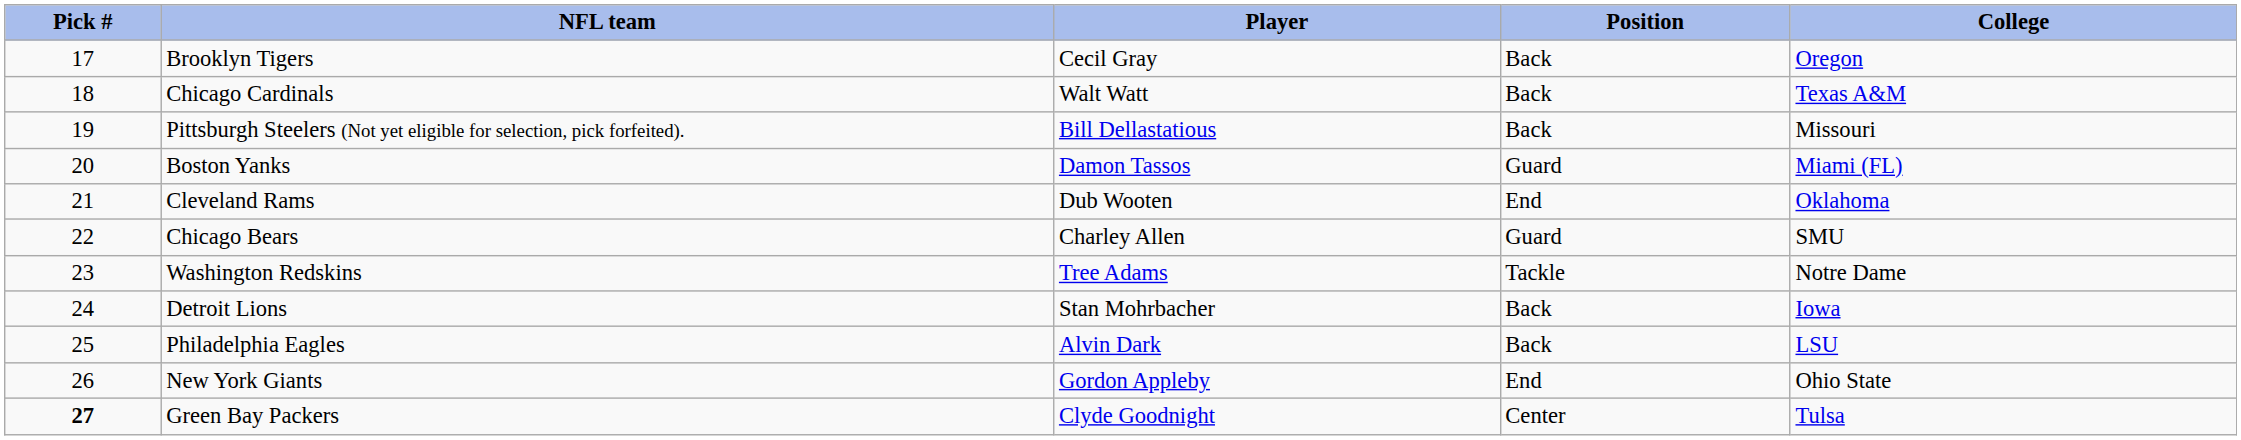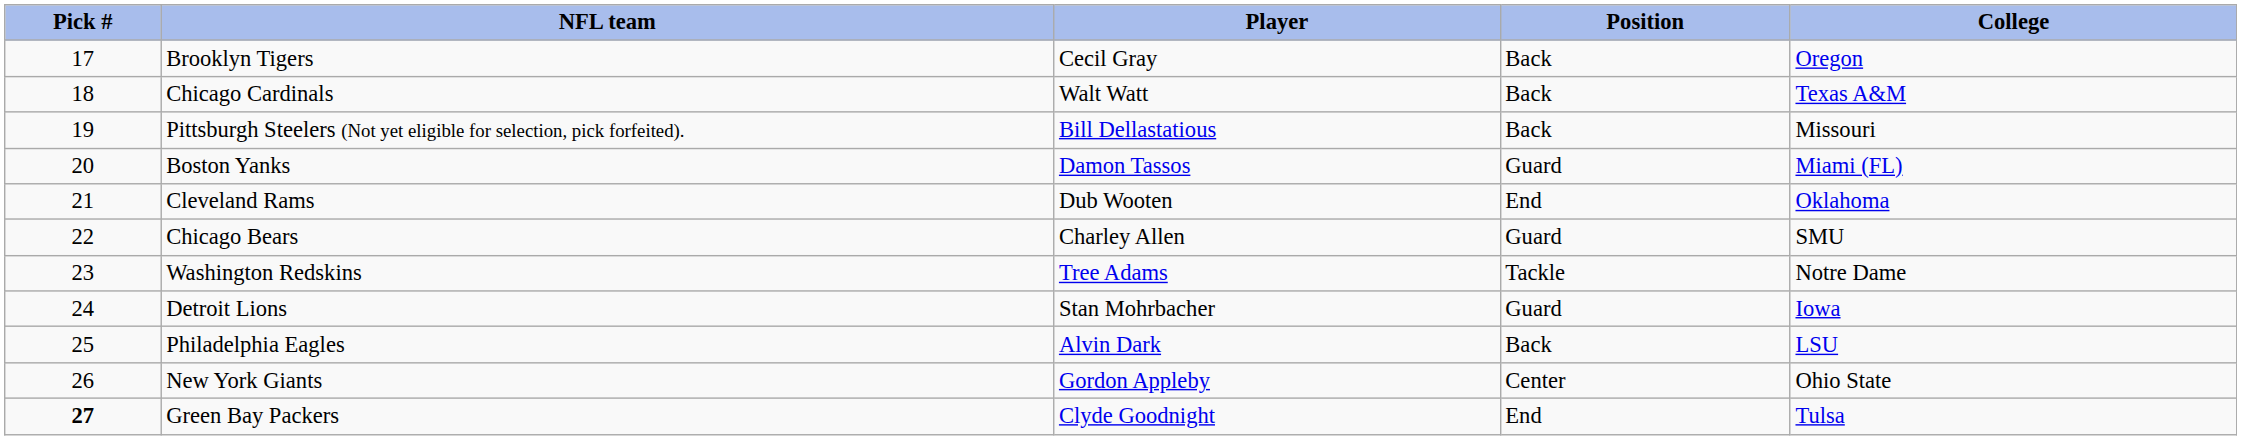(1528, 308) Back -> (1534, 308) Guard
(1523, 380) End -> (1535, 380) Center
(1535, 415) Center -> (1523, 415) End
